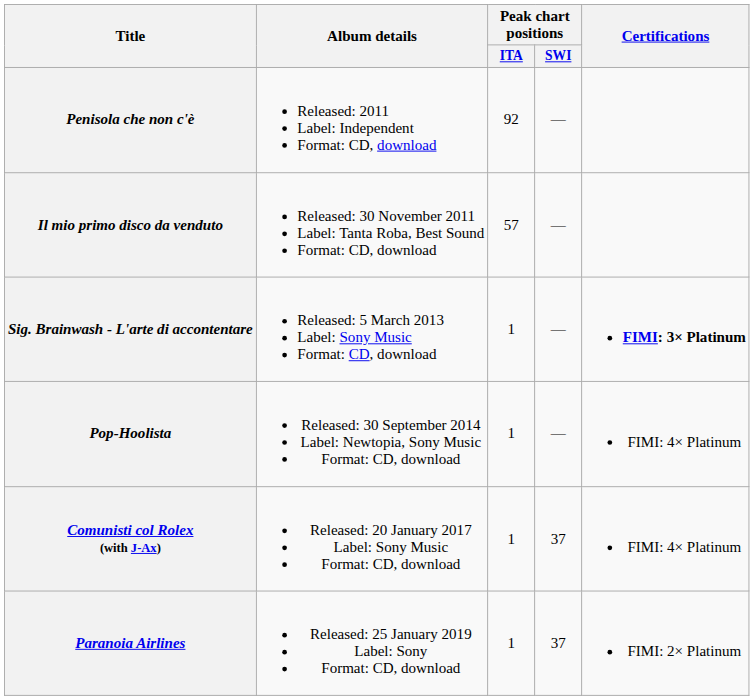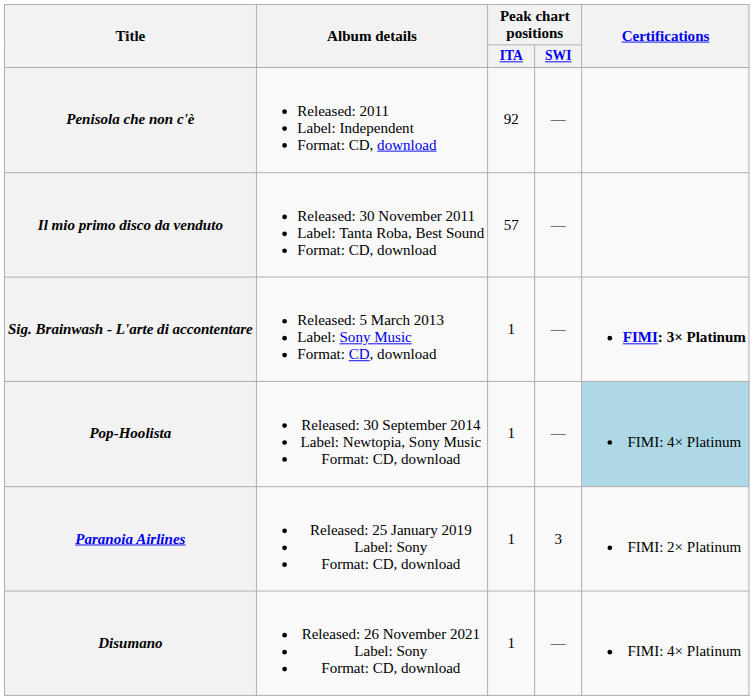(666, 442) no background -> (666, 442) lightblue background
- row: (130, 538)
(558, 643) 37 -> (558, 538) 3
+ row: (130, 643)
